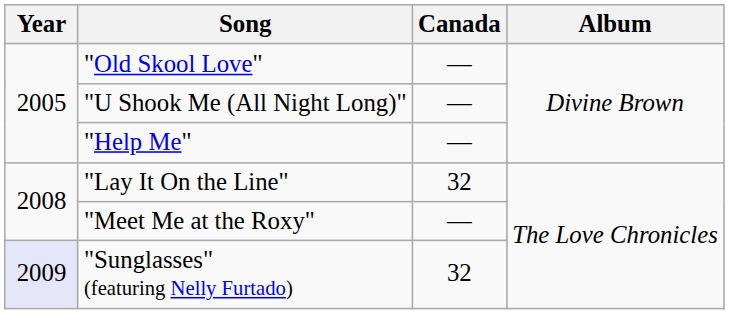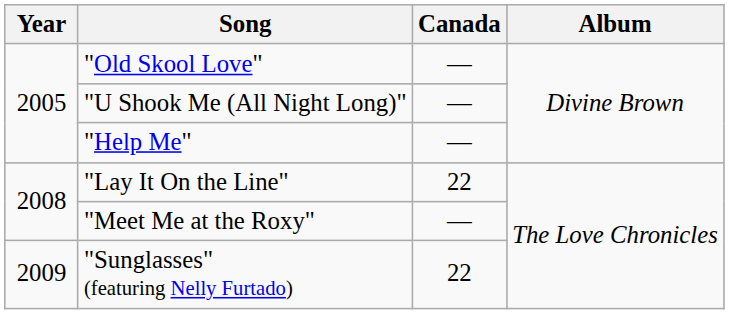(459, 181) 32 -> (459, 181) 22
(41, 274) lavender background -> (41, 274) no background
(459, 274) 32 -> (459, 274) 22
